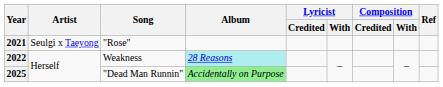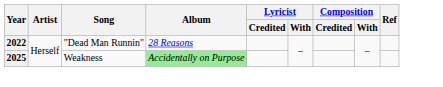- row: (16, 43)
(122, 58) Weakness -> (104, 43) "Dead Man Runnin"
(210, 58) paleturquoise background -> (171, 43) no background
(143, 74) "Dead Man Runnin" -> (83, 58) Weakness
